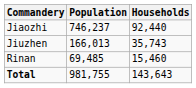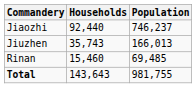columns swapped: (161, 12) <-> (98, 12)
